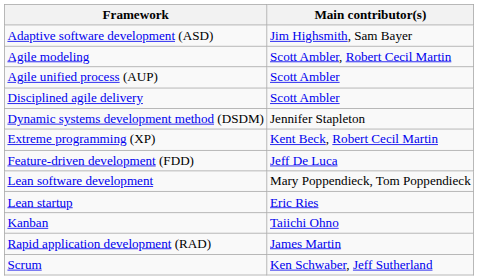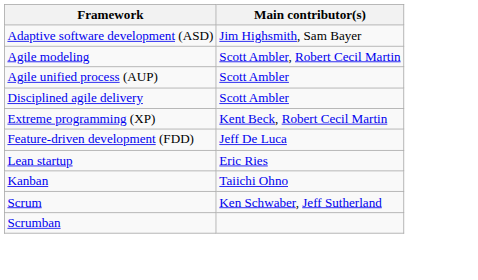- row: (136, 118)
- row: (80, 181)
- row: (109, 243)
+ row: (34, 222)
